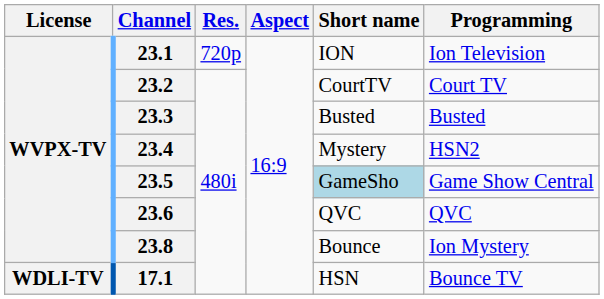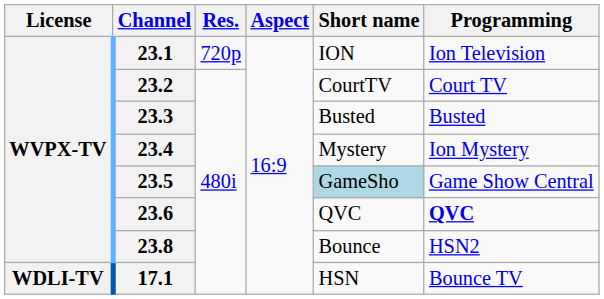(454, 149) HSN2 -> (479, 149) Ion Mystery
(450, 213) normal -> (451, 213) bold
(479, 246) Ion Mystery -> (454, 246) HSN2
